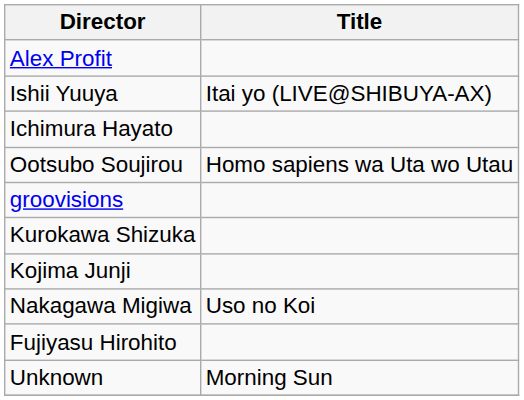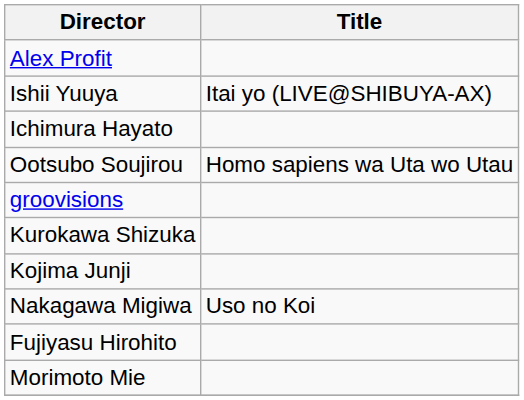+ row: (78, 377)
- row: (57, 377)
